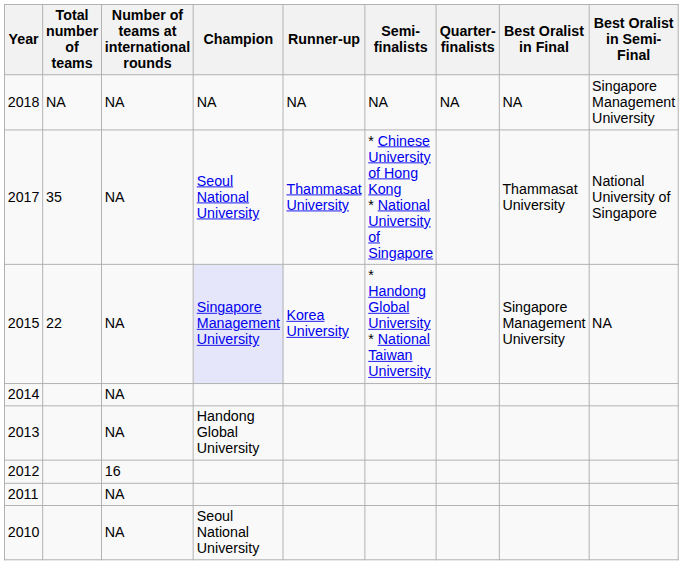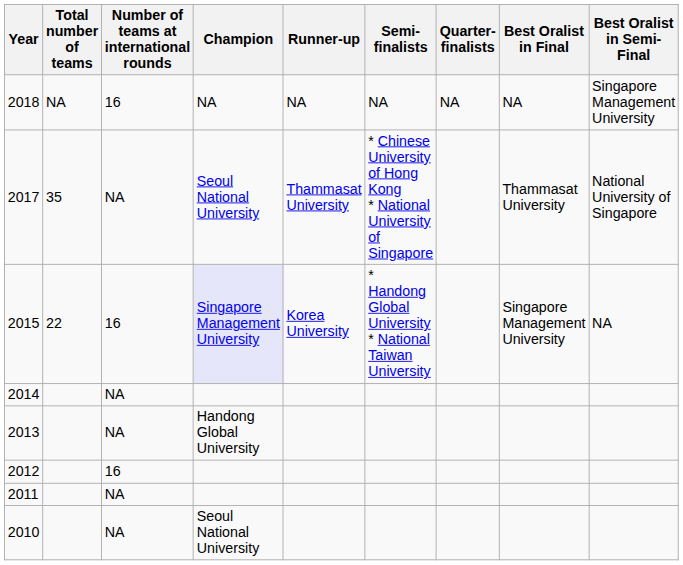(115, 102) NA -> (113, 102) 16
(115, 323) NA -> (113, 323) 16
